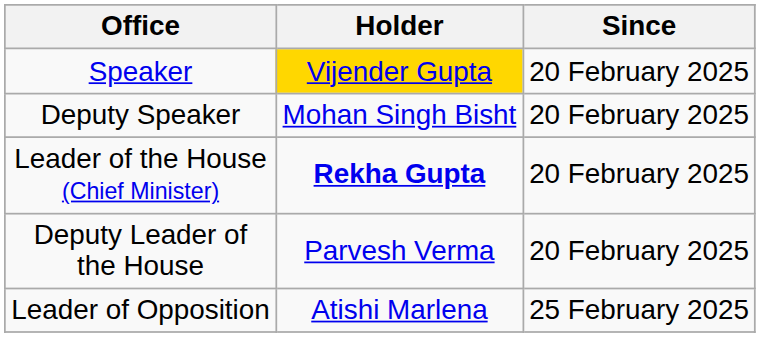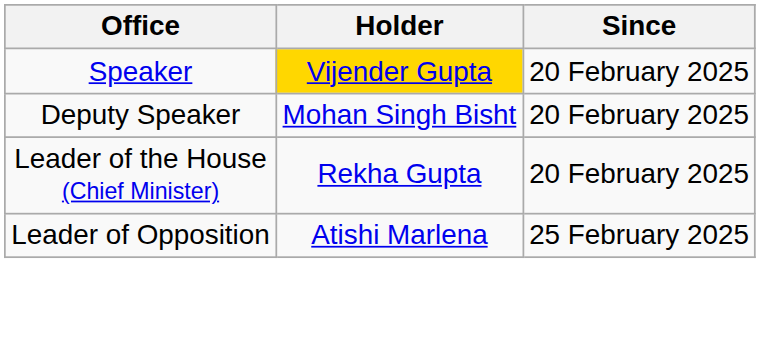(399, 174) bold -> (399, 174) normal
- row: (141, 250)
